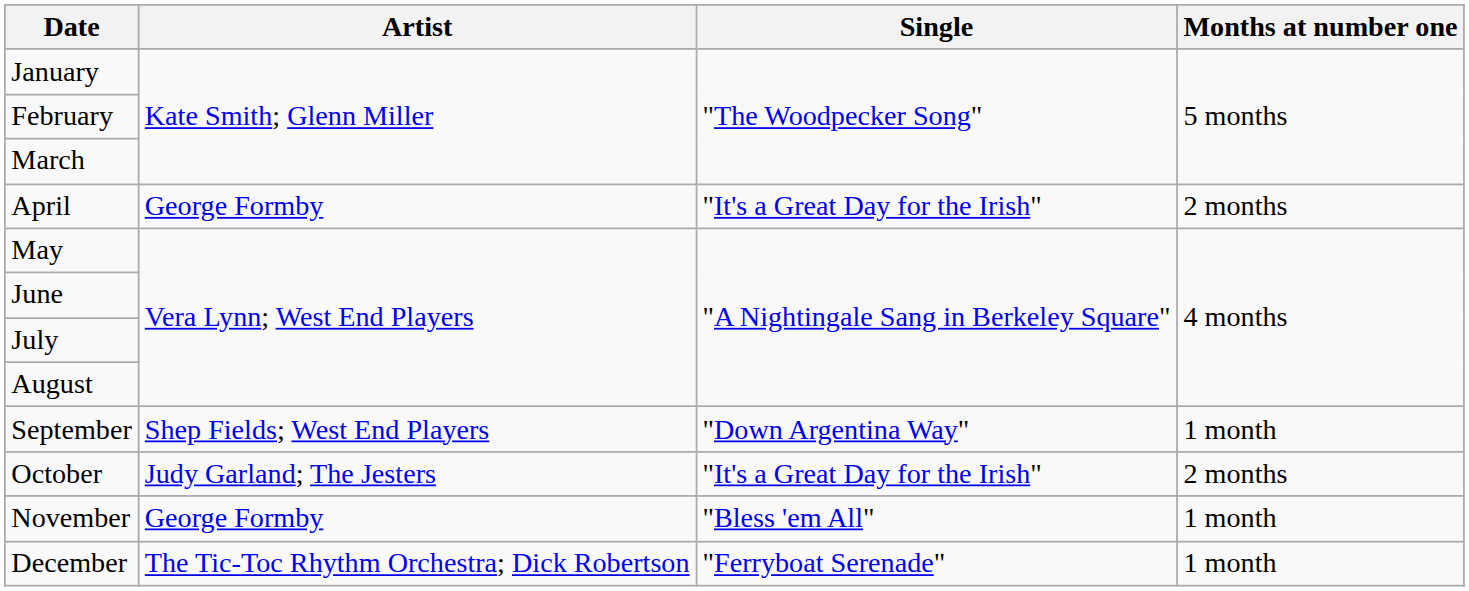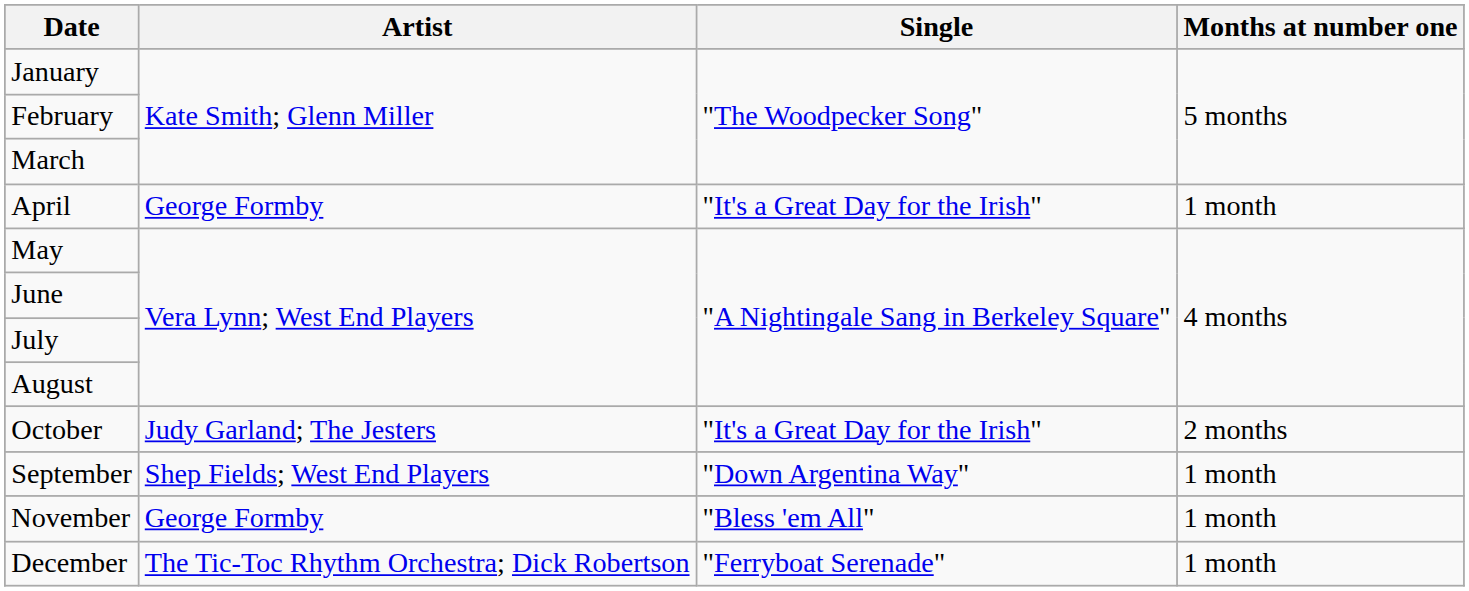(1236, 205) 2 months -> (1230, 205) 1 month
rows swapped: (72, 428) <-> (57, 473)
